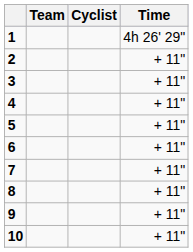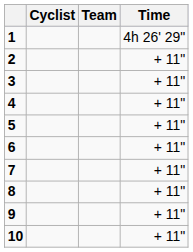columns swapped: (94, 15) <-> (47, 15)
